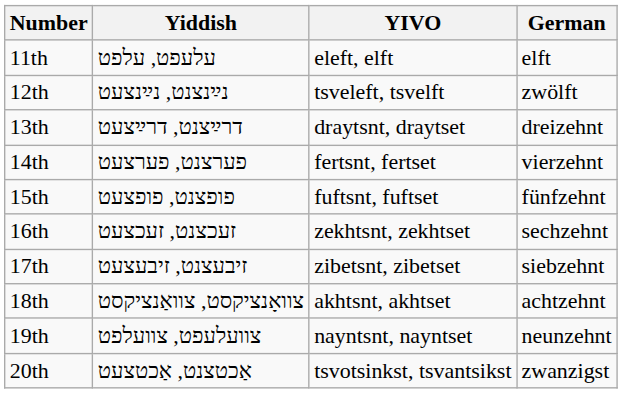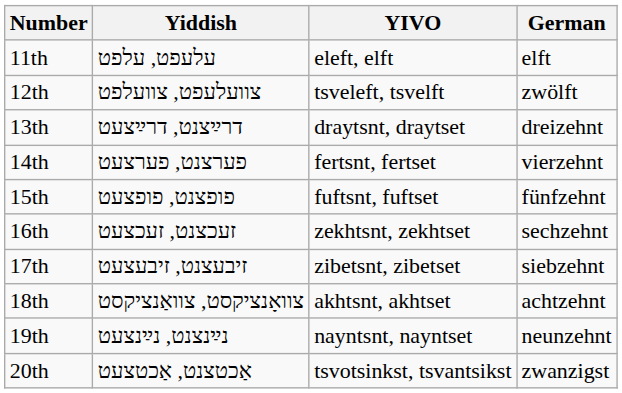(163, 92) נײַנצנט, נײַנצעט -> (180, 92) צוועלעפט, צוועלפט
(180, 335) צוועלעפט, צוועלפט -> (163, 335) נײַנצנט, נײַנצעט
